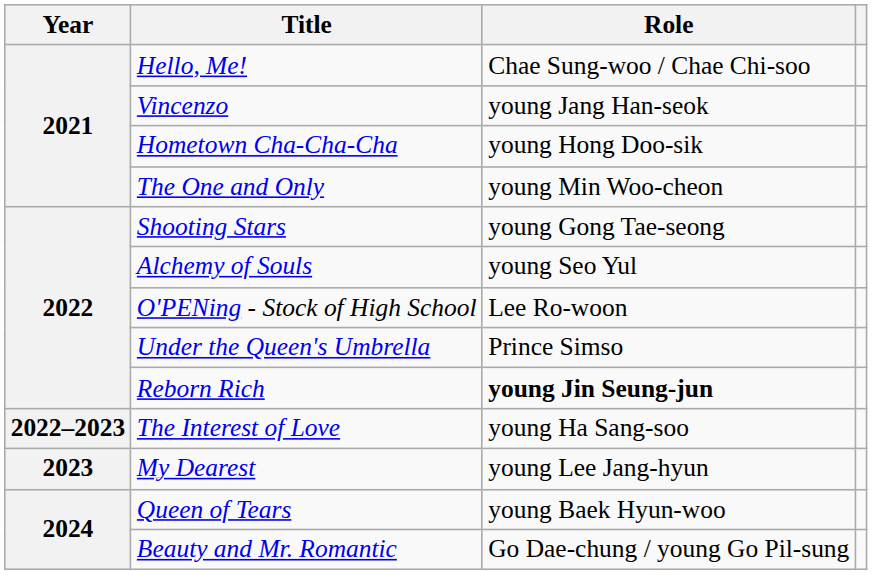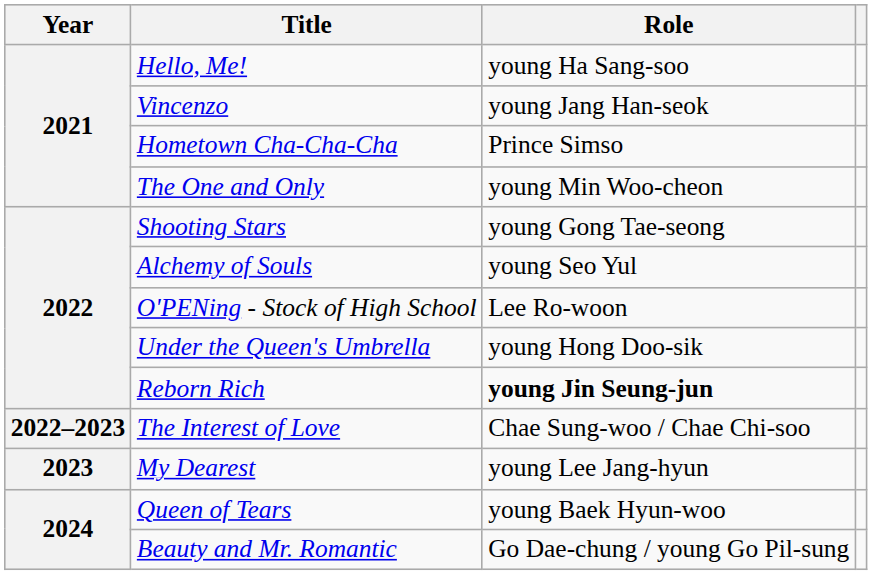(649, 65) Chae Sung-woo / Chae Chi-soo -> (589, 65) young Ha Sang-soo
(596, 145) young Hong Doo-sik -> (556, 145) Prince Simso
(556, 347) Prince Simso -> (596, 347) young Hong Doo-sik
(589, 428) young Ha Sang-soo -> (649, 428) Chae Sung-woo / Chae Chi-soo
